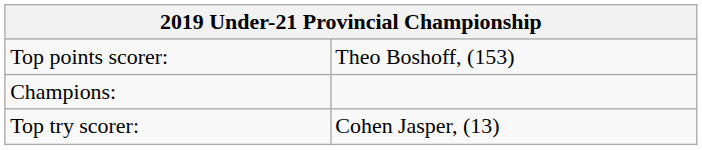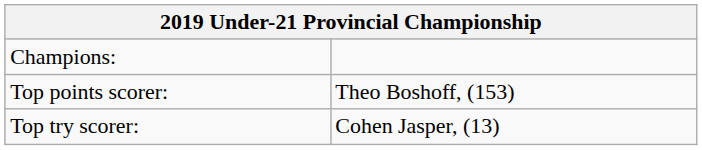rows swapped: (63, 91) <-> (89, 56)
